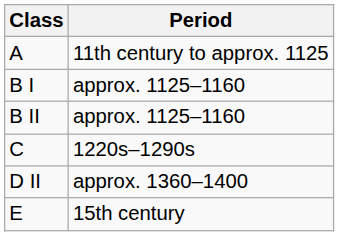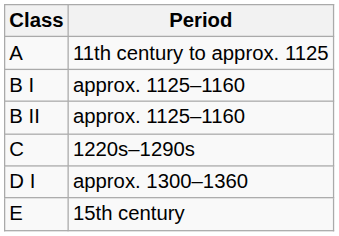+ row: (22, 181)
- row: (25, 181)
